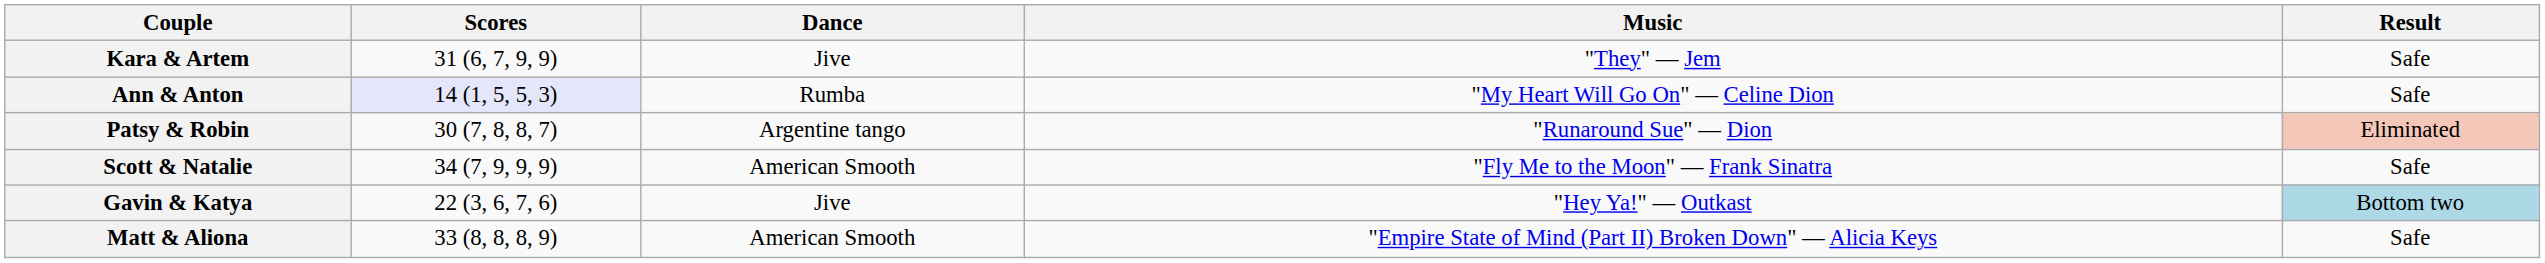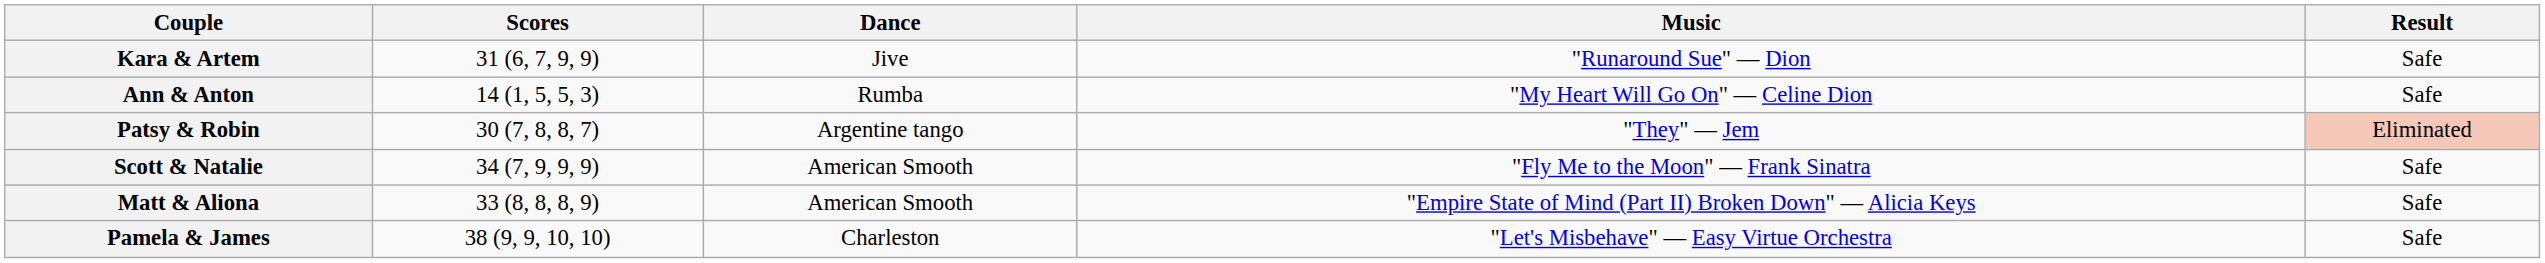(1653, 58) "They" — Jem -> (1691, 58) "Runaround Sue" — Dion
(496, 94) lavender background -> (538, 94) no background
(1653, 130) "Runaround Sue" — Dion -> (1691, 130) "They" — Jem
- row: (178, 202)
+ row: (188, 238)
